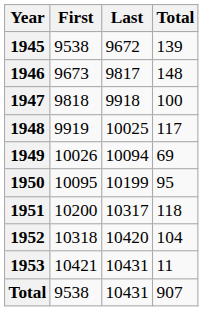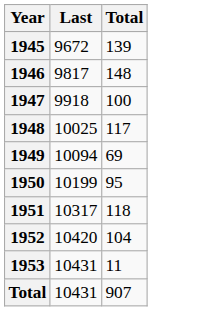- column: (76, 18)
